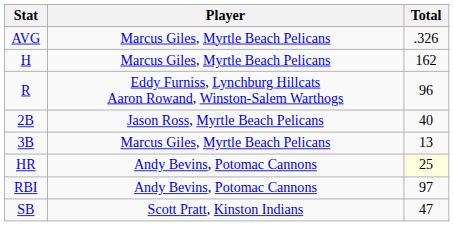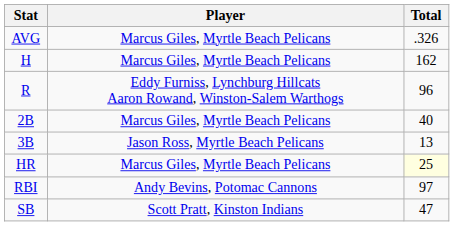(225, 120) Jason Ross, Myrtle Beach Pelicans -> (225, 120) Marcus Giles, Myrtle Beach Pelicans
(225, 143) Marcus Giles, Myrtle Beach Pelicans -> (225, 143) Jason Ross, Myrtle Beach Pelicans
(225, 165) Andy Bevins, Potomac Cannons -> (225, 165) Marcus Giles, Myrtle Beach Pelicans
